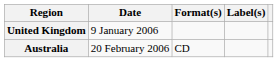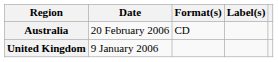rows swapped: (46, 30) <-> (46, 48)
